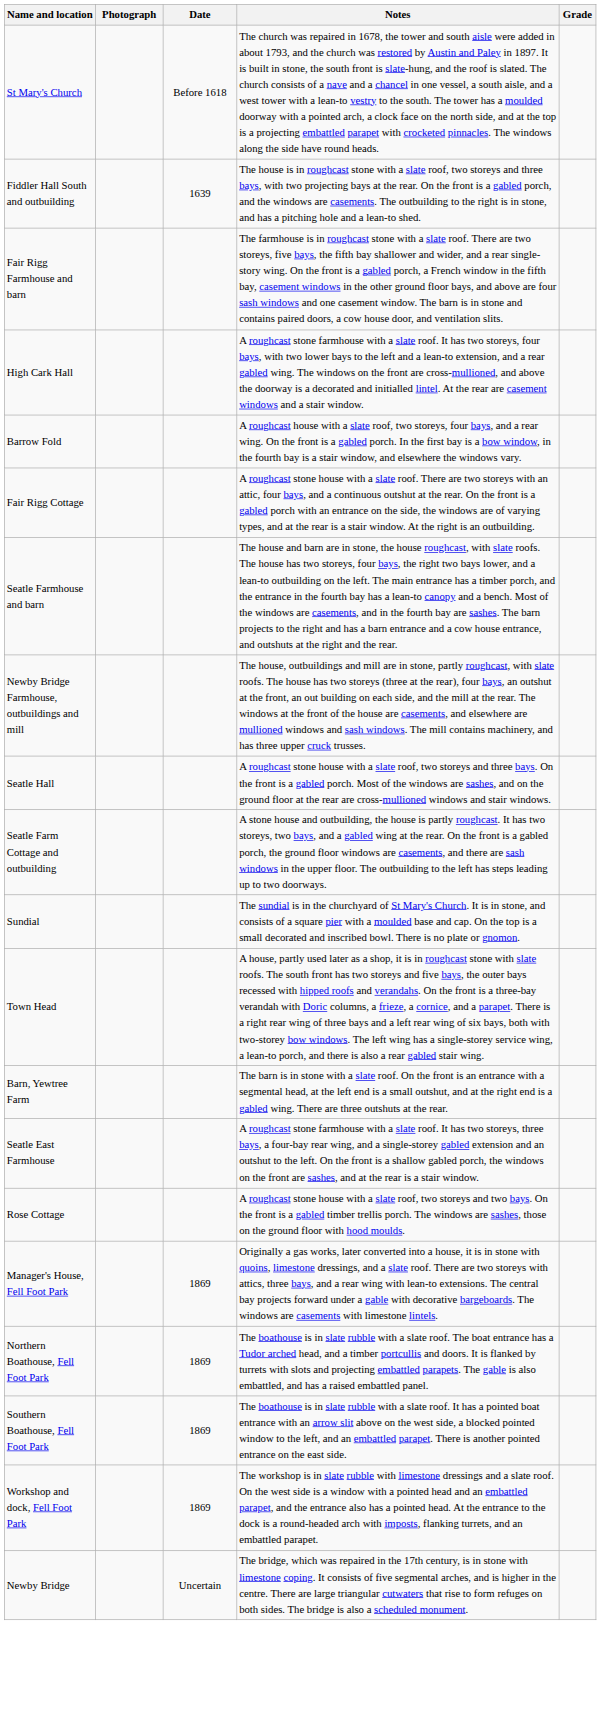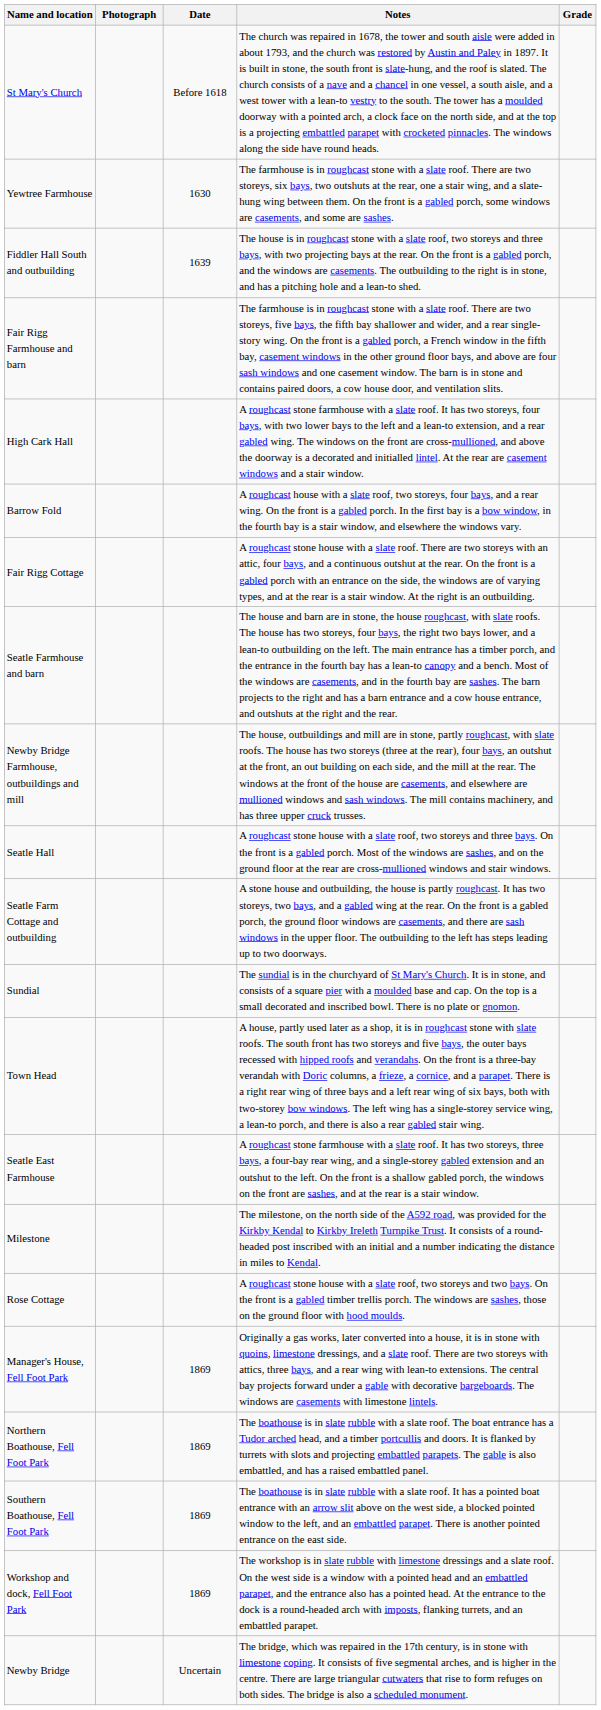+ row: (50, 193)
- row: (37, 1092)
+ row: (28, 1238)
